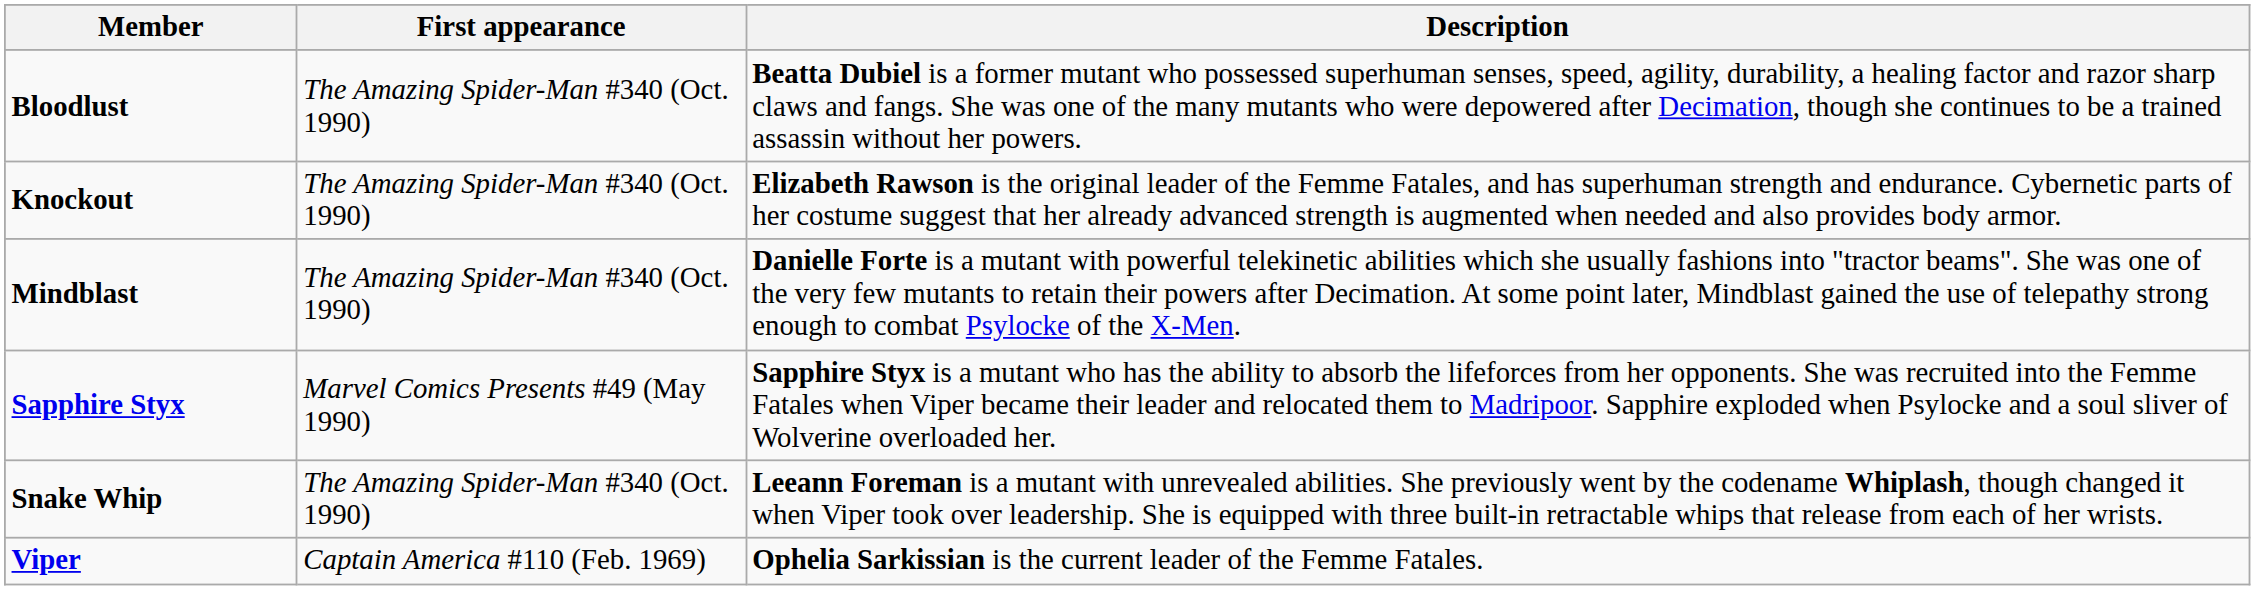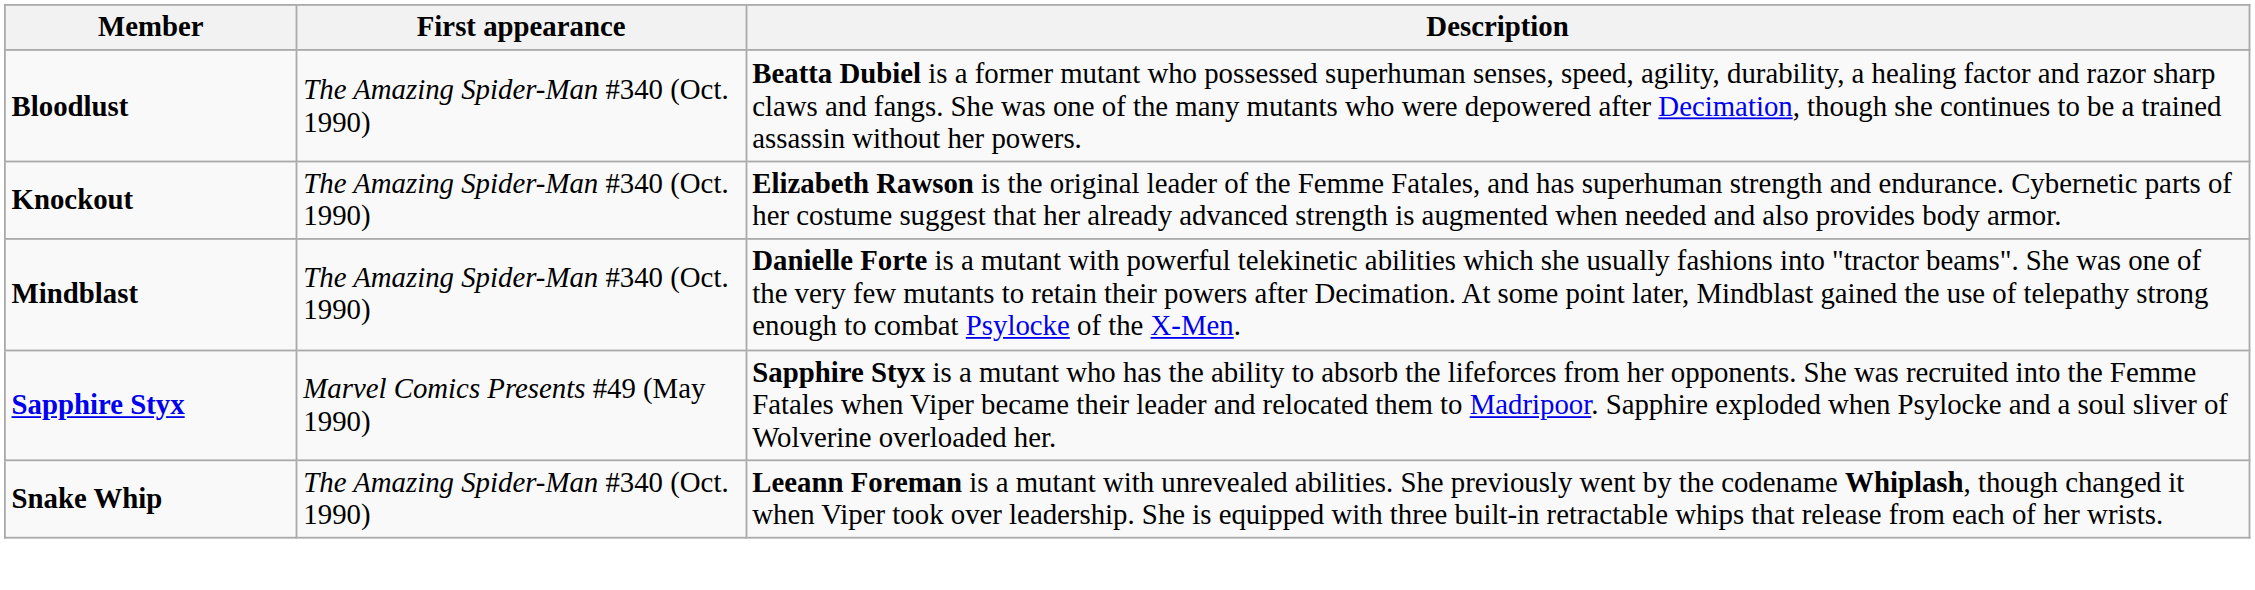- row: (46, 560)
